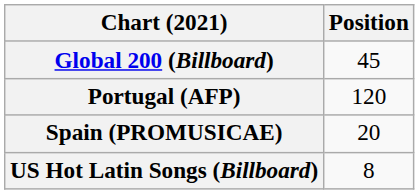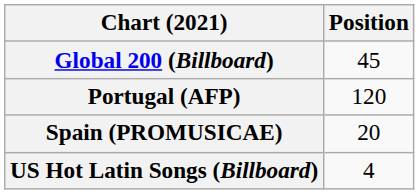(369, 170) 8 -> (369, 170) 4
